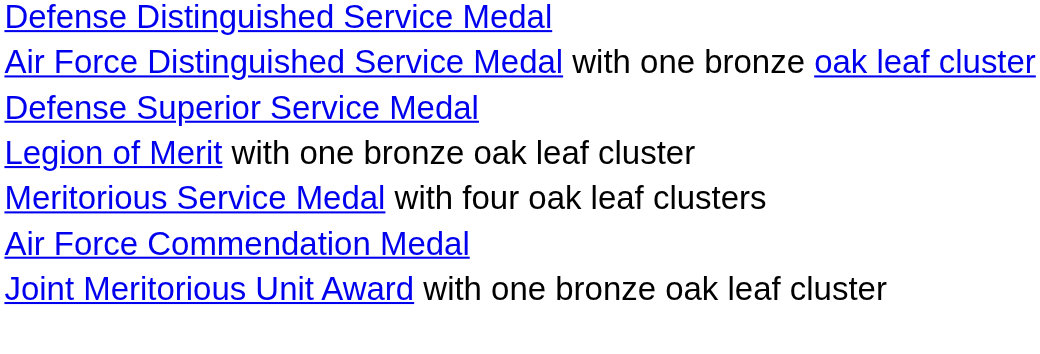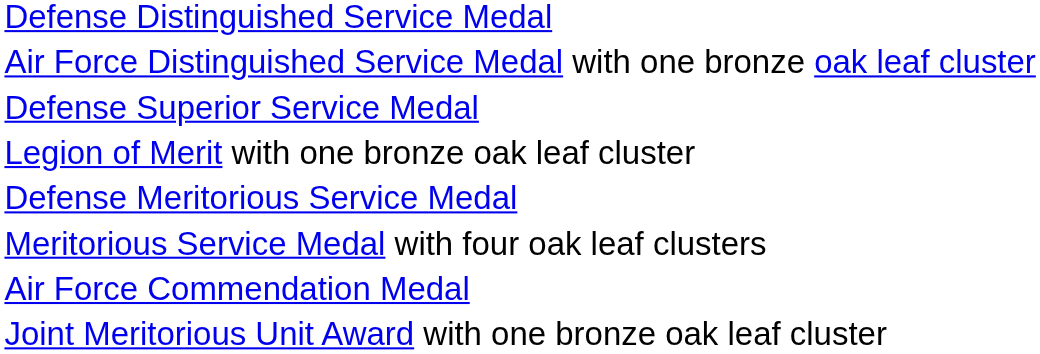+ row: (261, 198)
